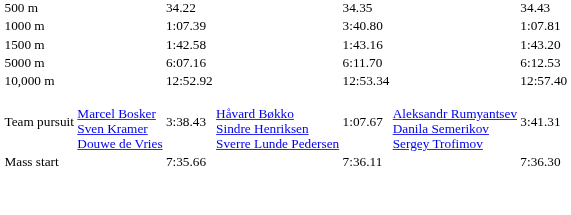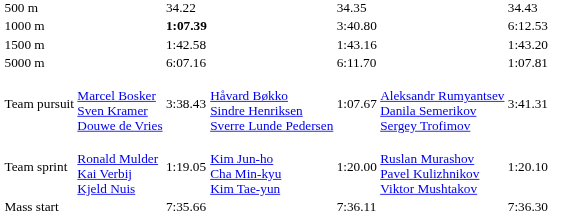(186, 26) normal -> (186, 26) bold
(540, 26) 1:07.81 -> (528, 26) 6:12.53
(540, 62) 6:12.53 -> (528, 62) 1:07.81
- row: (30, 81)
+ row: (36, 166)
